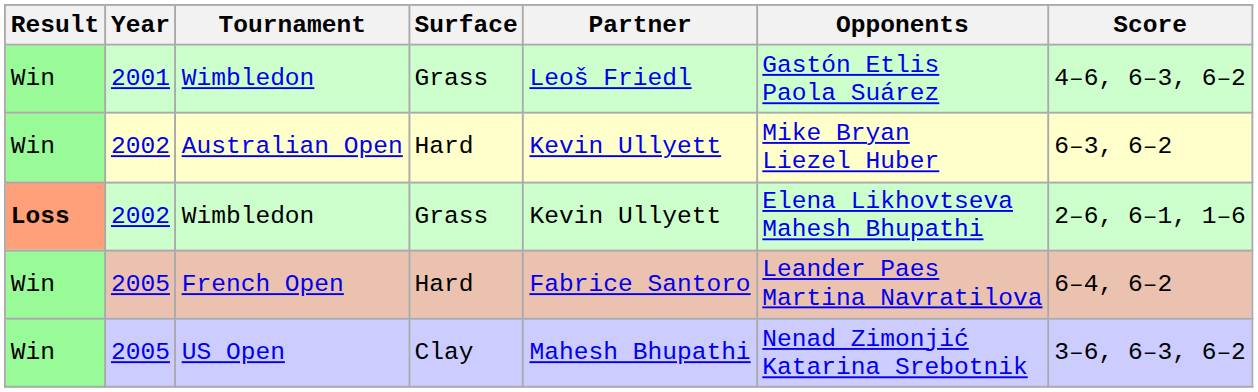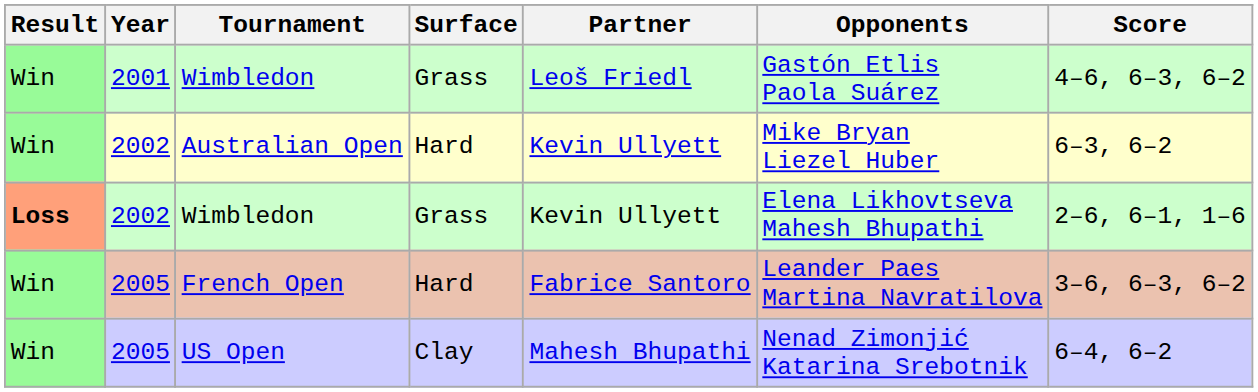(1113, 284) 6–4, 6–2 -> (1150, 284) 3–6, 6–3, 6–2
(1150, 353) 3–6, 6–3, 6–2 -> (1113, 353) 6–4, 6–2
